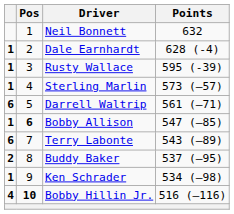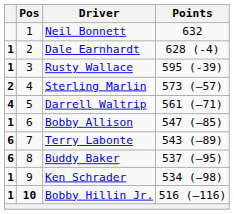(11, 86) 1 -> (11, 86) 2
(11, 105) 6 -> (11, 105) 4
(29, 123) bold -> (29, 123) normal
(11, 159) 2 -> (11, 159) 6
(11, 195) 4 -> (11, 195) 1
